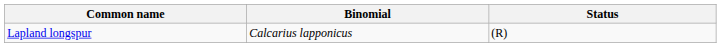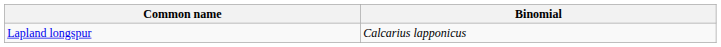- column: (602, 14)
